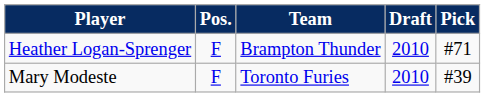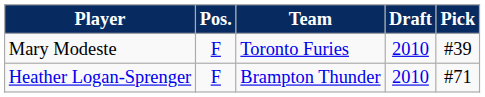rows swapped: (63, 77) <-> (100, 48)
